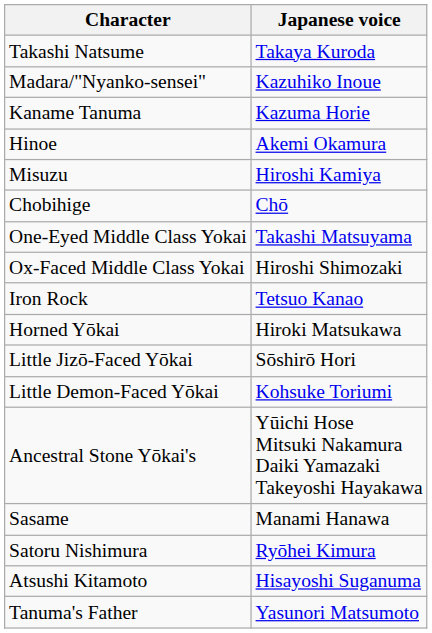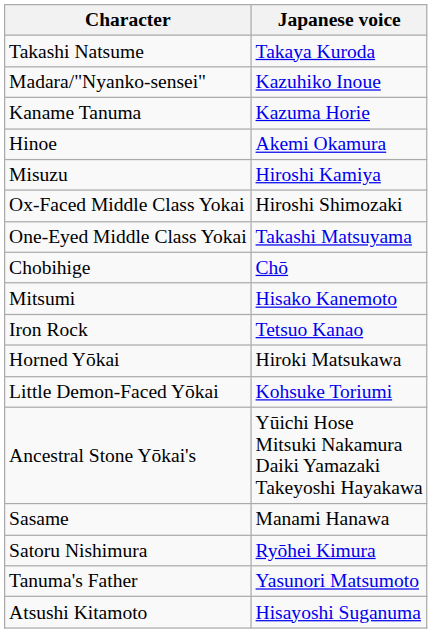rows swapped: (50, 205) <-> (127, 267)
+ row: (42, 298)
- row: (101, 360)
rows swapped: (78, 581) <-> (73, 612)
